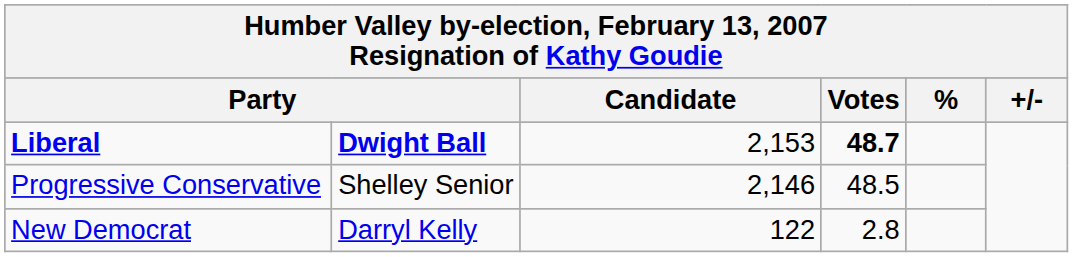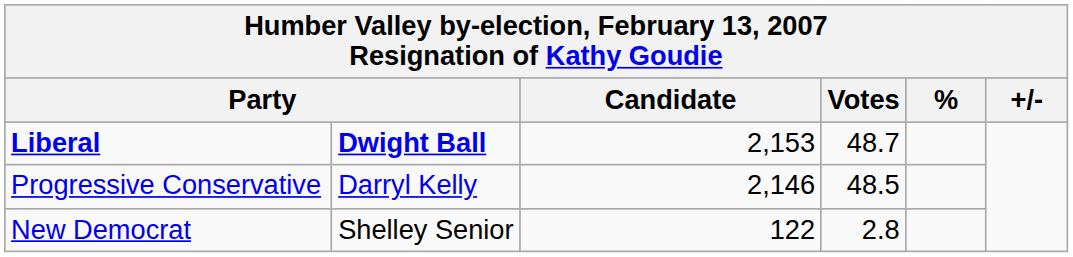(873, 142) bold -> (873, 142) normal
(426, 186) Shelley Senior -> (408, 186) Darryl Kelly
(408, 229) Darryl Kelly -> (426, 229) Shelley Senior
